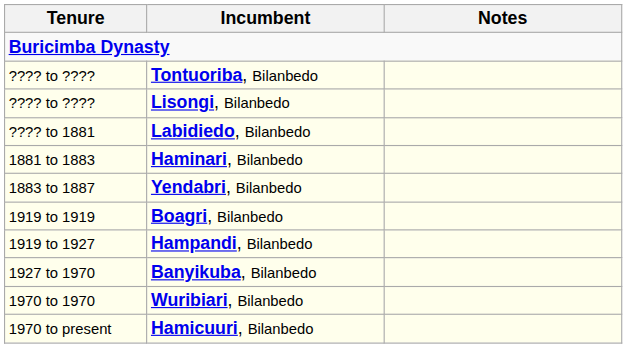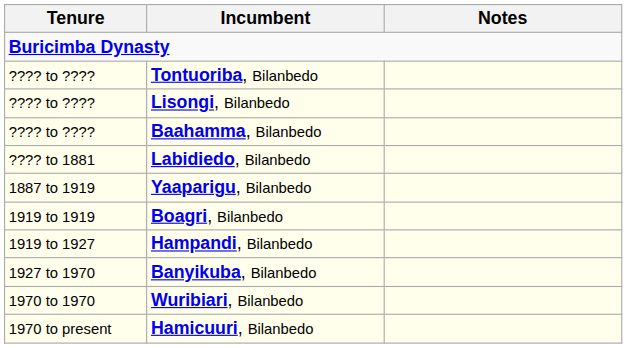+ row: (236, 131)
- row: (227, 159)
- row: (226, 187)
+ row: (231, 187)
